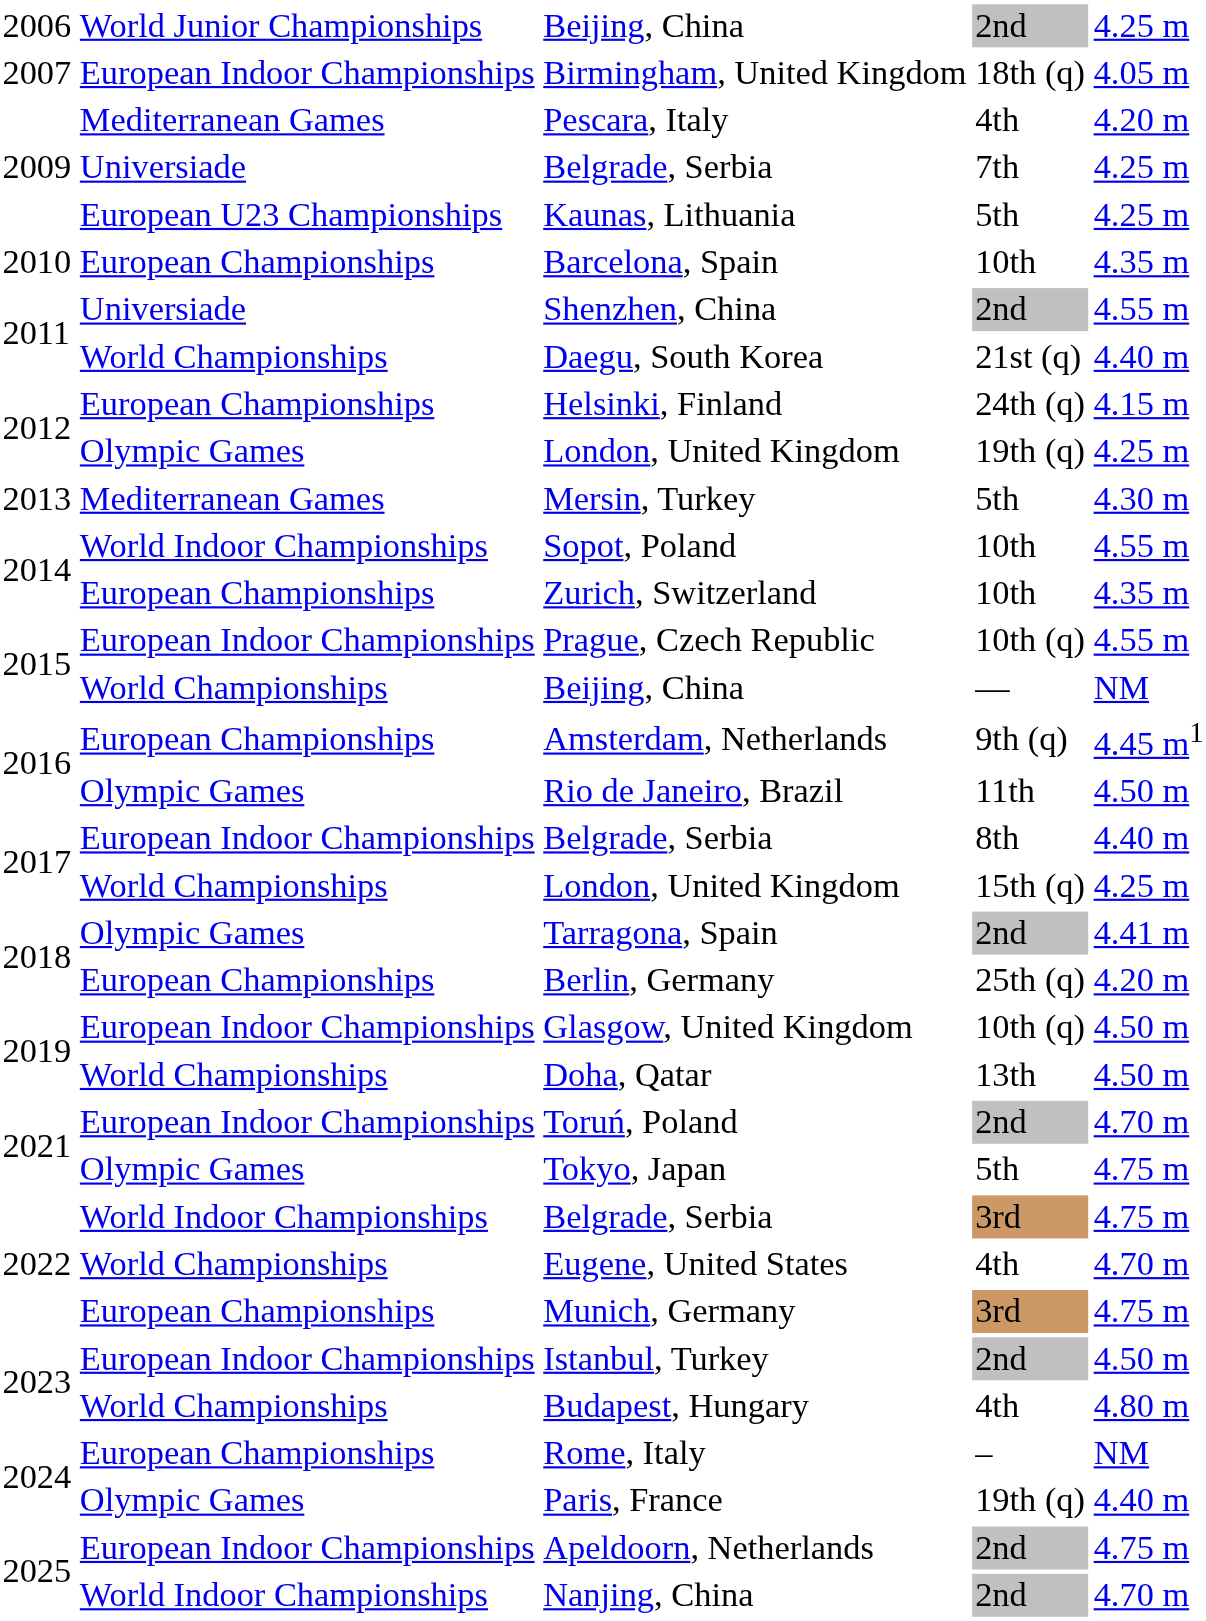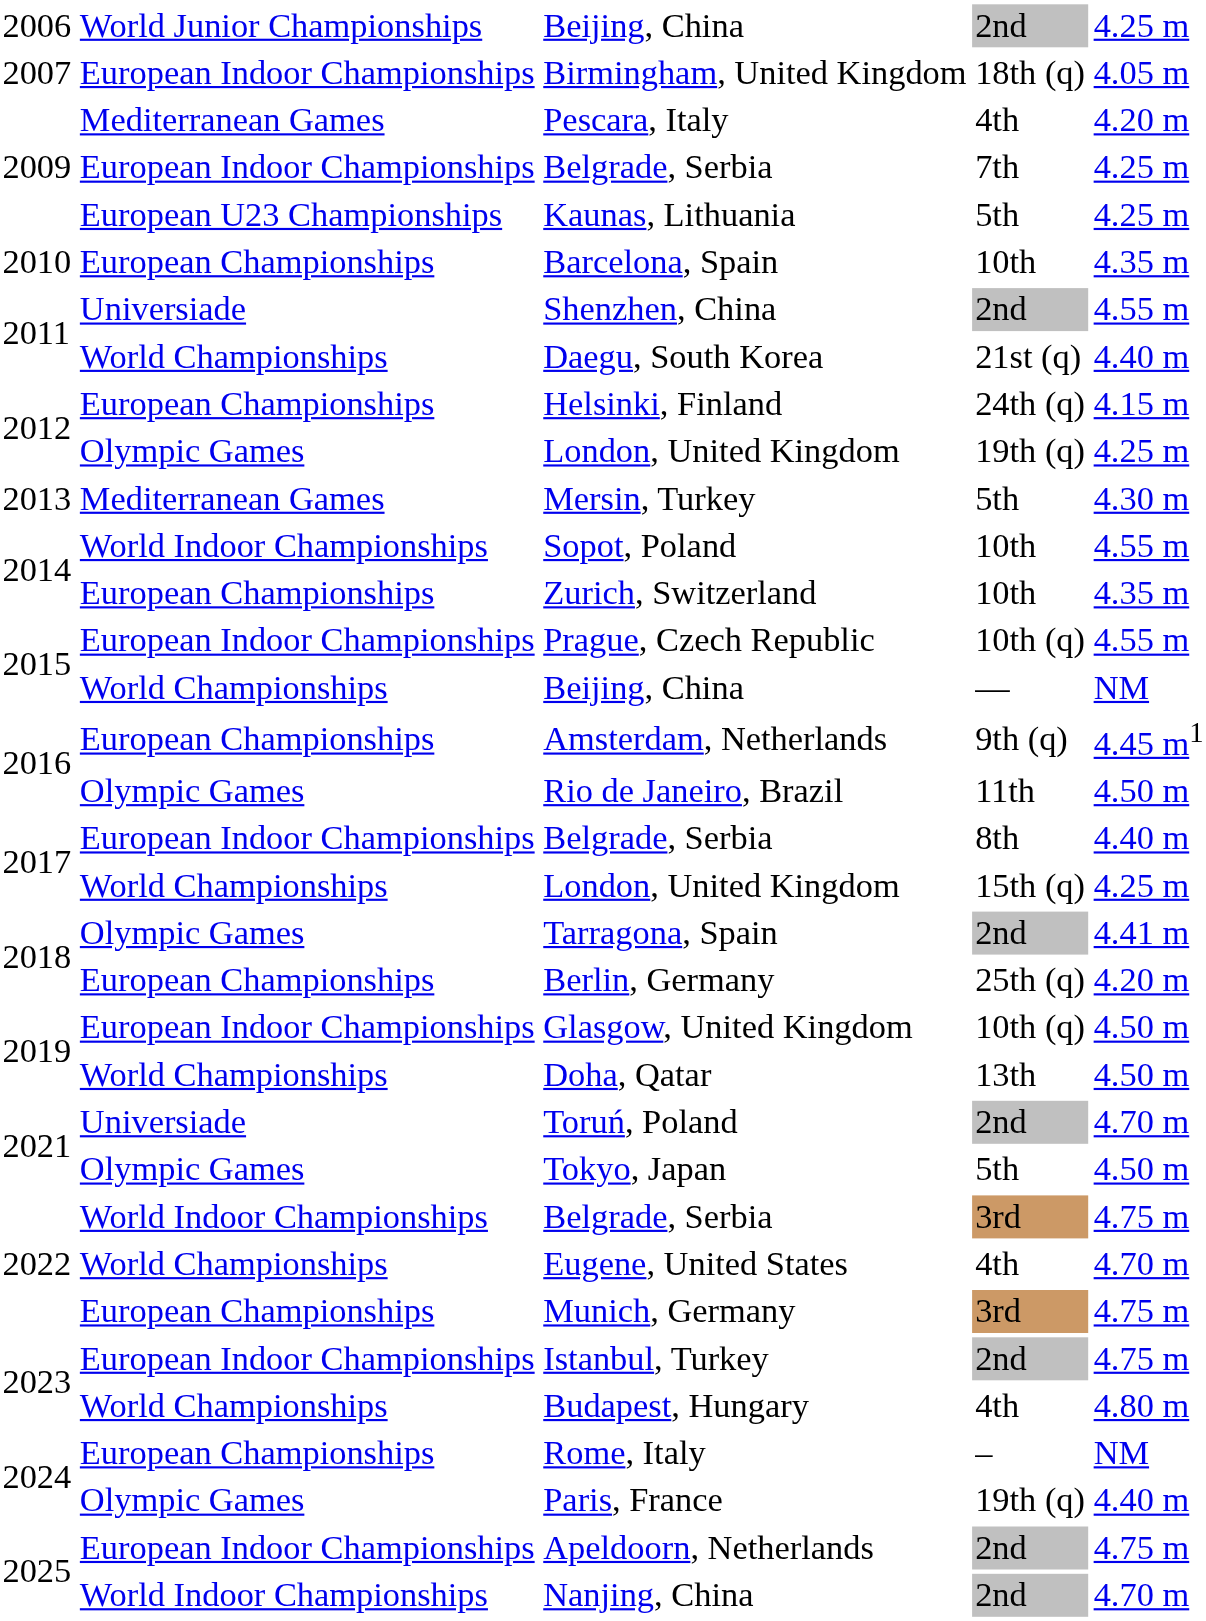(163, 167) Universiade -> (307, 167) European Indoor Championships
(307, 1122) European Indoor Championships -> (163, 1122) Universiade
(1141, 1169) 4.75 m -> (1141, 1169) 4.50 m
(1141, 1358) 4.50 m -> (1141, 1358) 4.75 m
